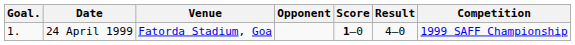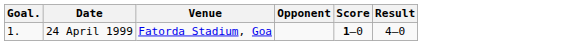- column: (494, 14)
